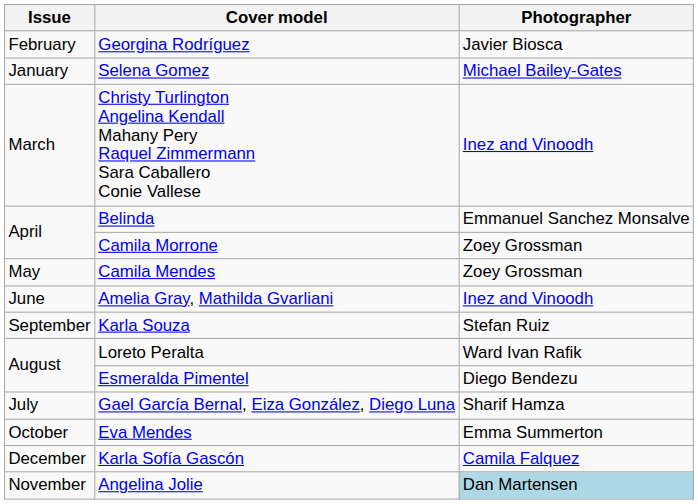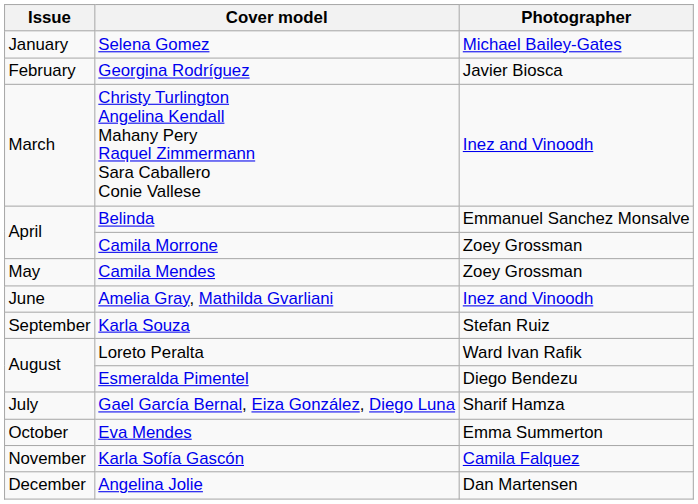rows swapped: (154, 71) <-> (174, 44)
(47, 458) December -> (47, 458) November
(47, 485) November -> (47, 485) December
(520, 485) lightblue background -> (520, 485) no background
